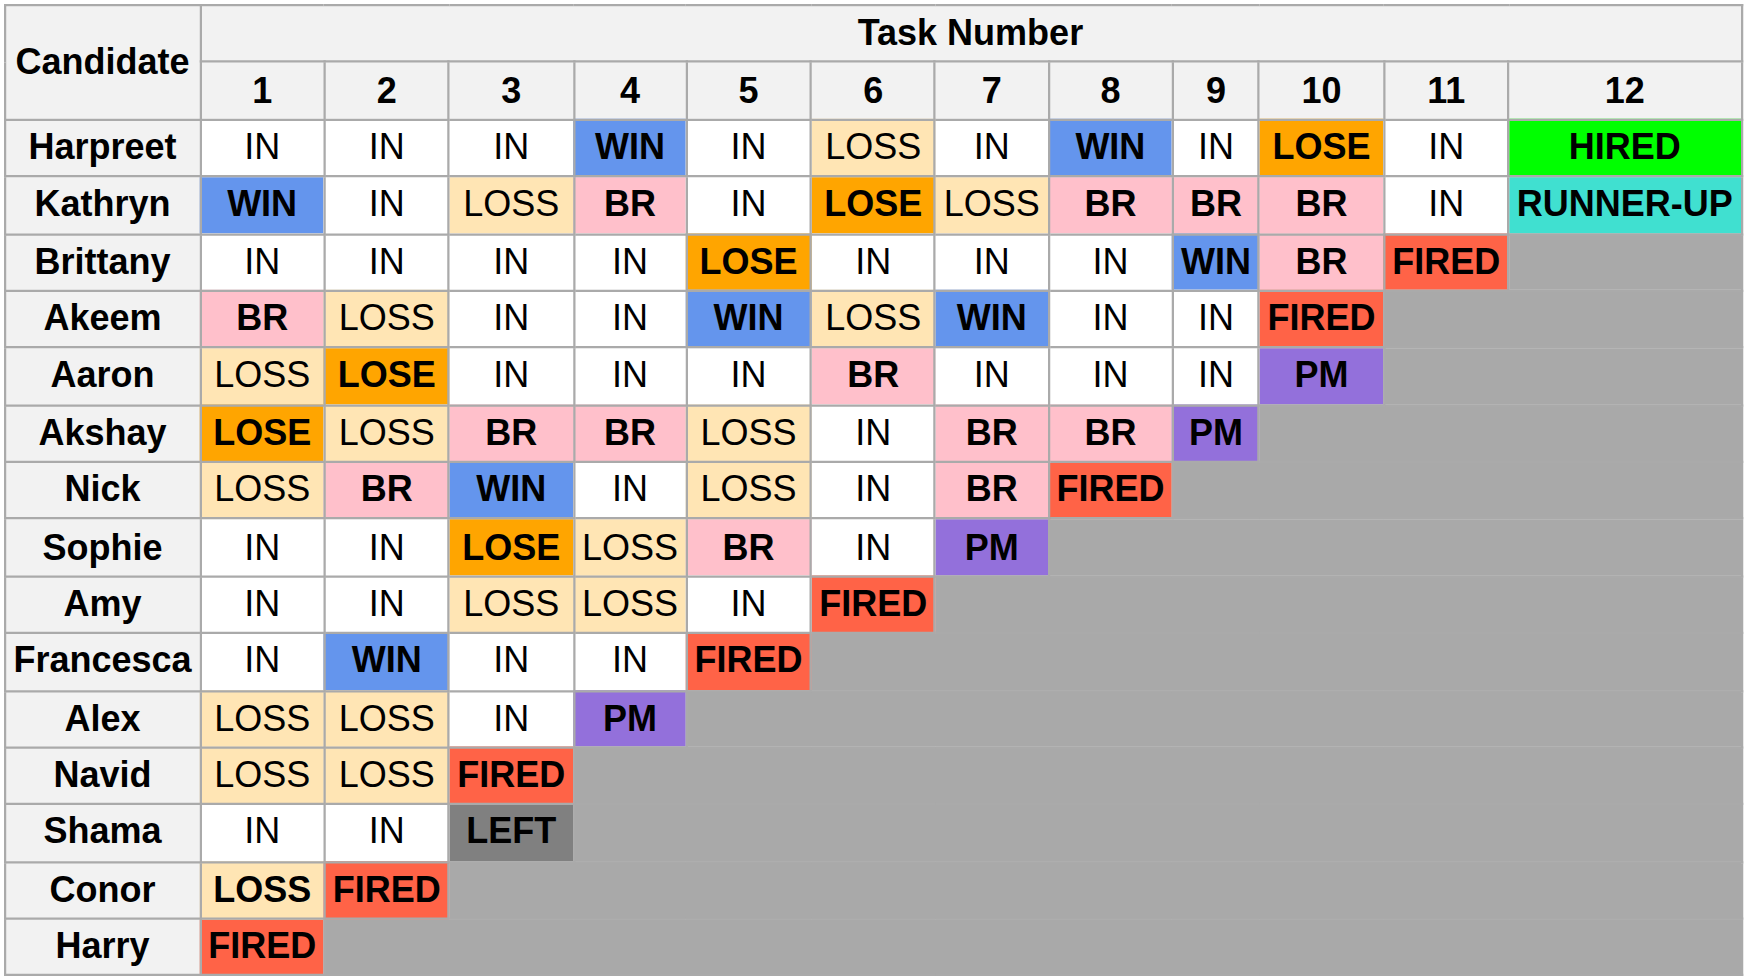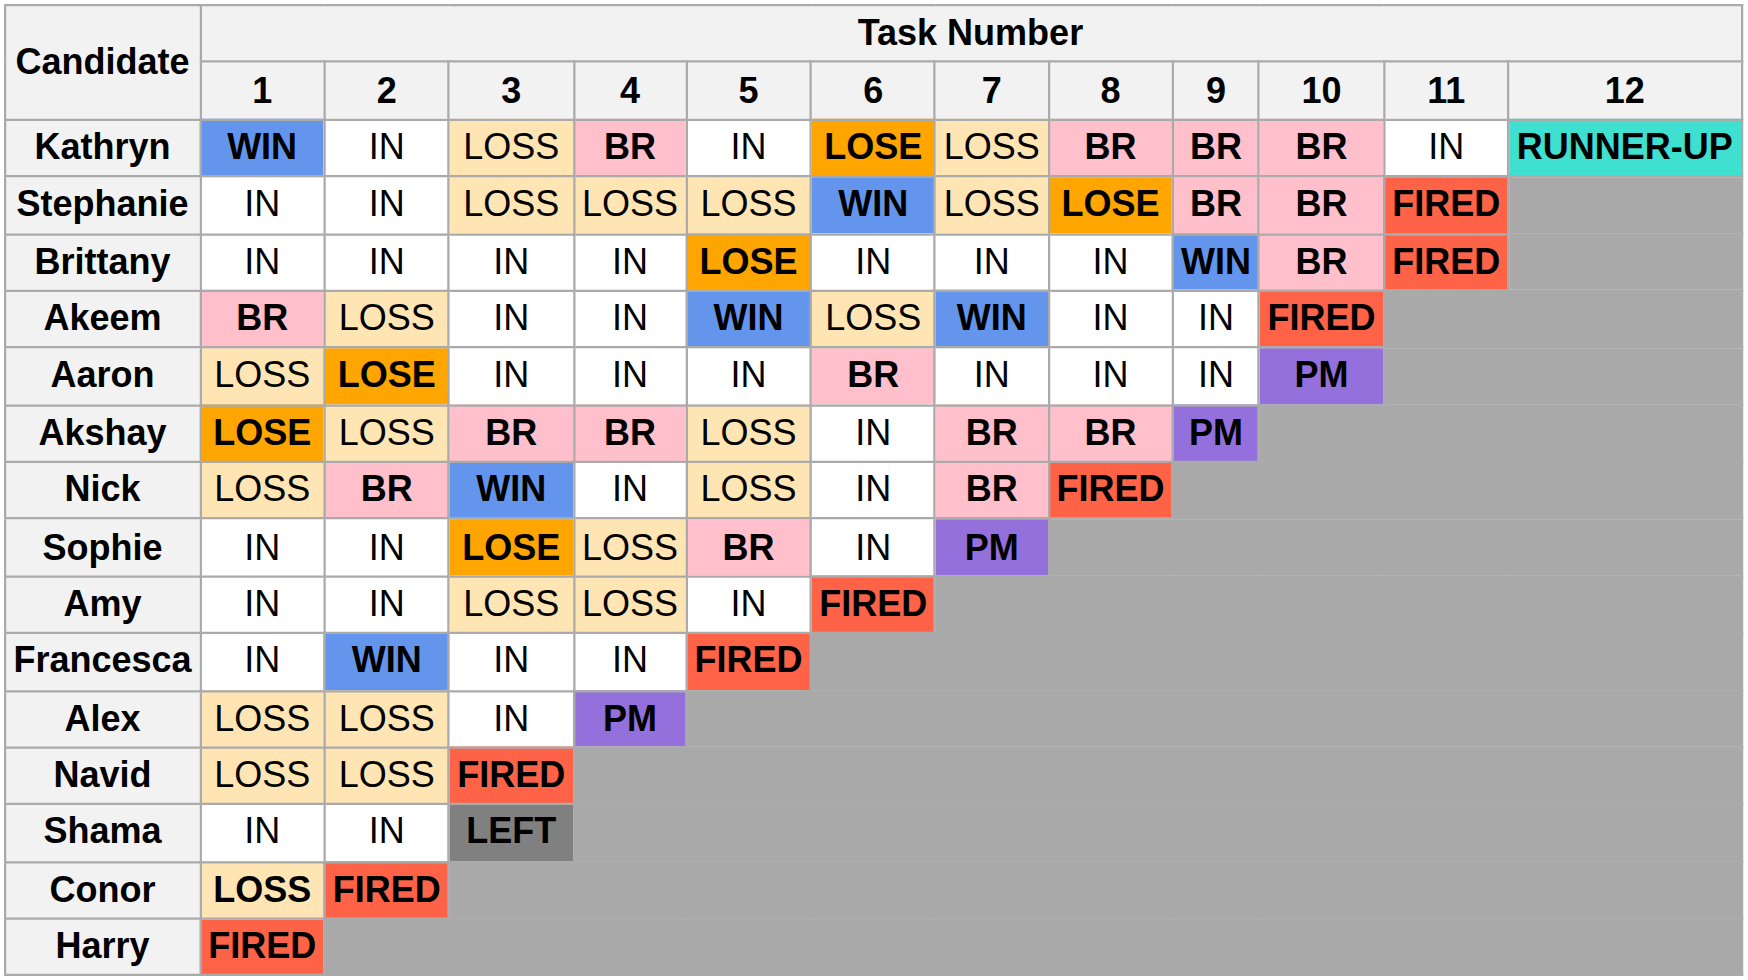- row: (102, 147)
+ row: (102, 204)
